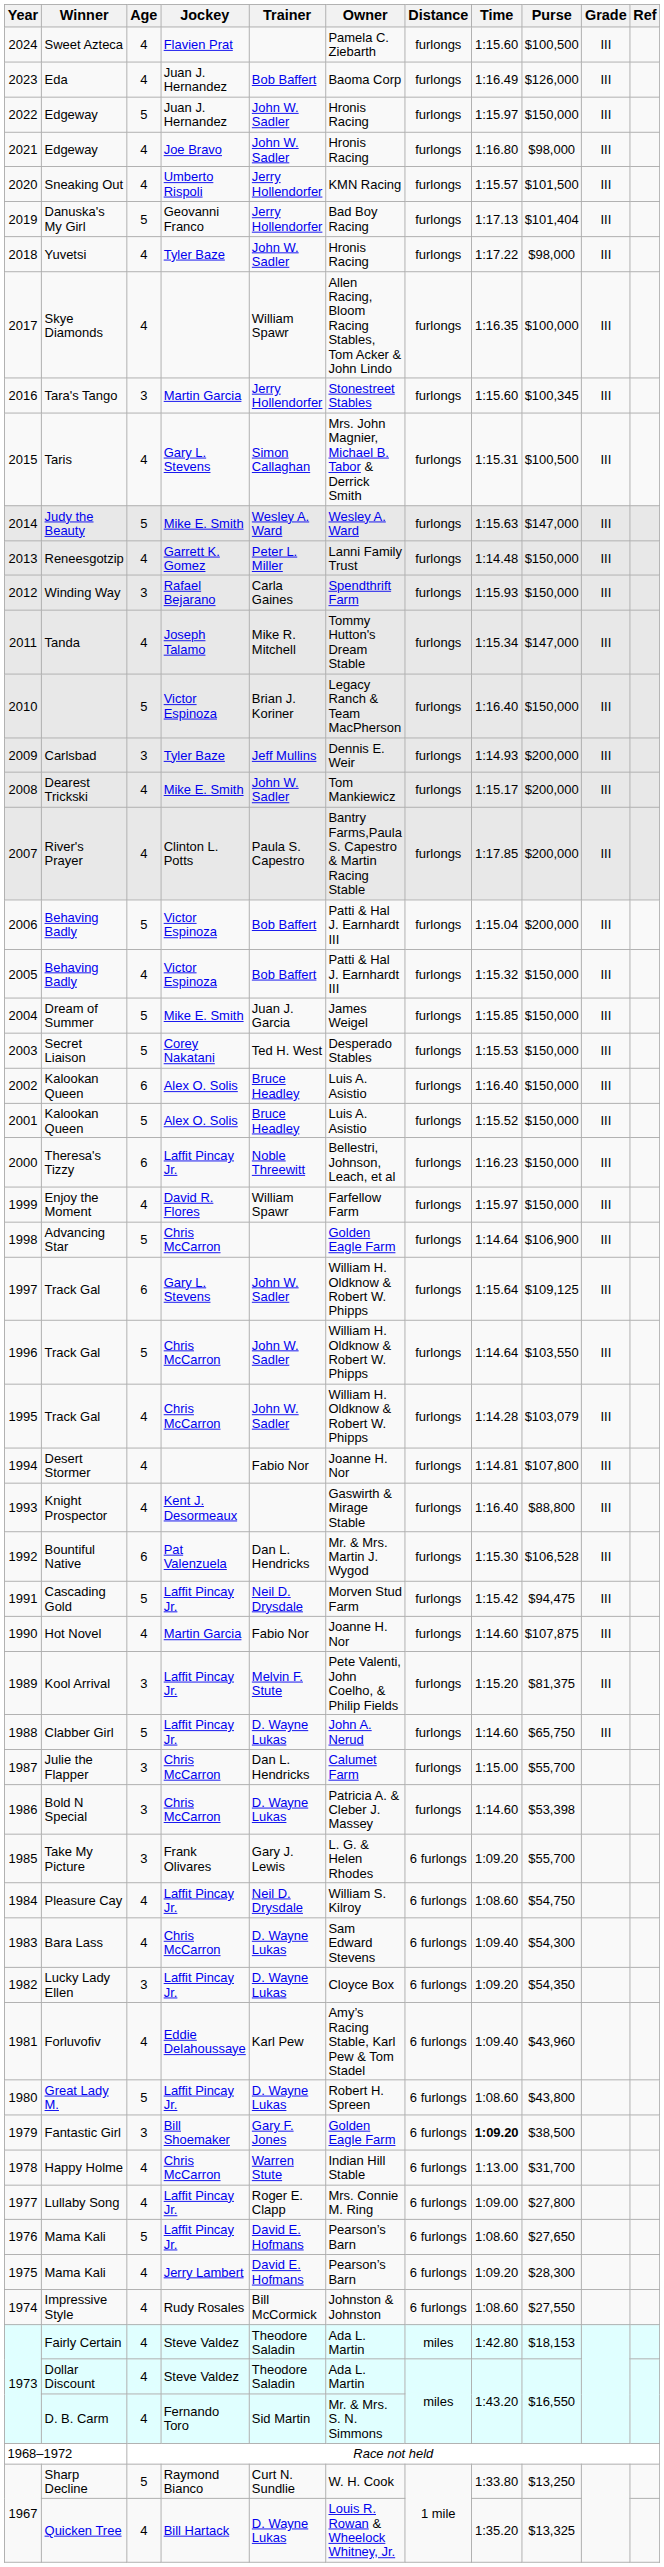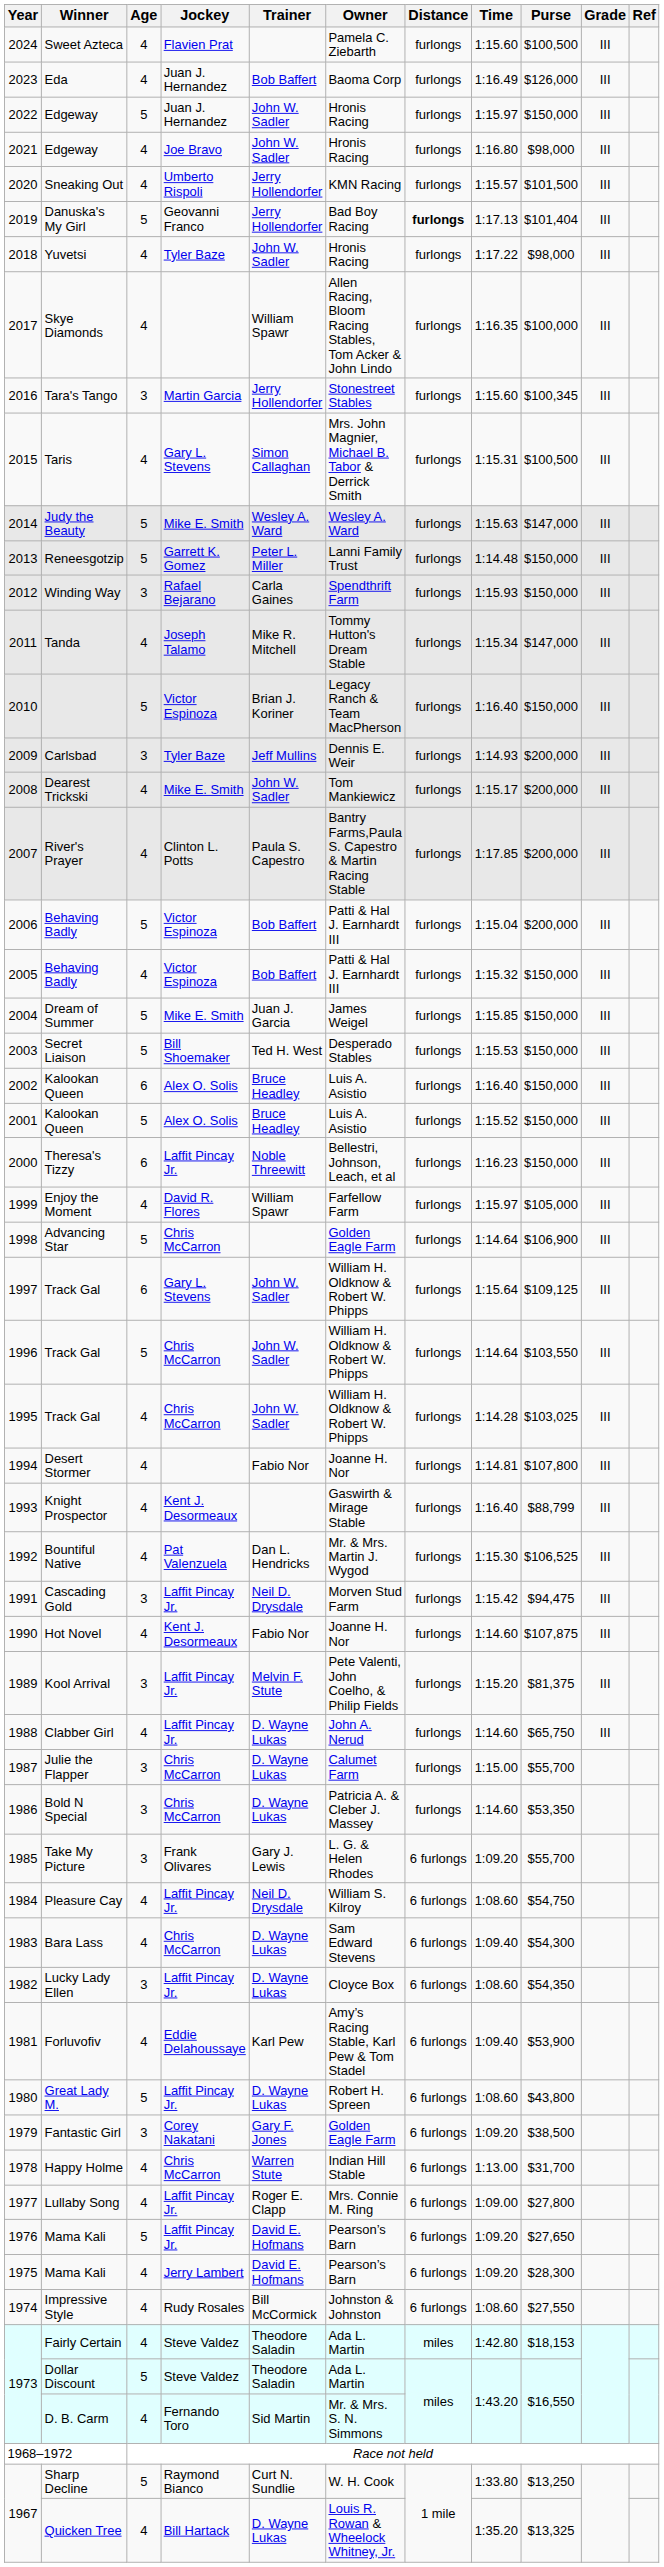(438, 219) normal -> (438, 219) bold
(144, 558) 4 -> (144, 558) 5
(189, 1051) Corey Nakatani -> (197, 1051) Bill Shoemaker
(552, 1205) $150,000 -> (551, 1205) $105,000
(552, 1416) $103,079 -> (551, 1416) $103,025
(552, 1507) $88,800 -> (551, 1507) $88,799
(144, 1557) 6 -> (144, 1557) 4
(552, 1557) $106,528 -> (551, 1557) $106,525
(144, 1599) 5 -> (144, 1599) 3
(203, 1634) Martin Garcia -> (200, 1634) Kent J. Desormeaux
(144, 1732) 5 -> (144, 1732) 4
(281, 1767) Dan L. Hendricks -> (280, 1767) D. Wayne Lukas
(552, 1809) $53,398 -> (551, 1809) $53,350
(497, 1985) 1:09.20 -> (496, 1985) 1:08.60
(552, 2041) $43,960 -> (551, 2041) $53,900
(197, 2132) Bill Shoemaker -> (189, 2132) Corey Nakatani
(497, 2132) bold -> (496, 2132) normal
(497, 2237) 1:08.60 -> (496, 2237) 1:09.20
(144, 2377) 4 -> (144, 2377) 5
